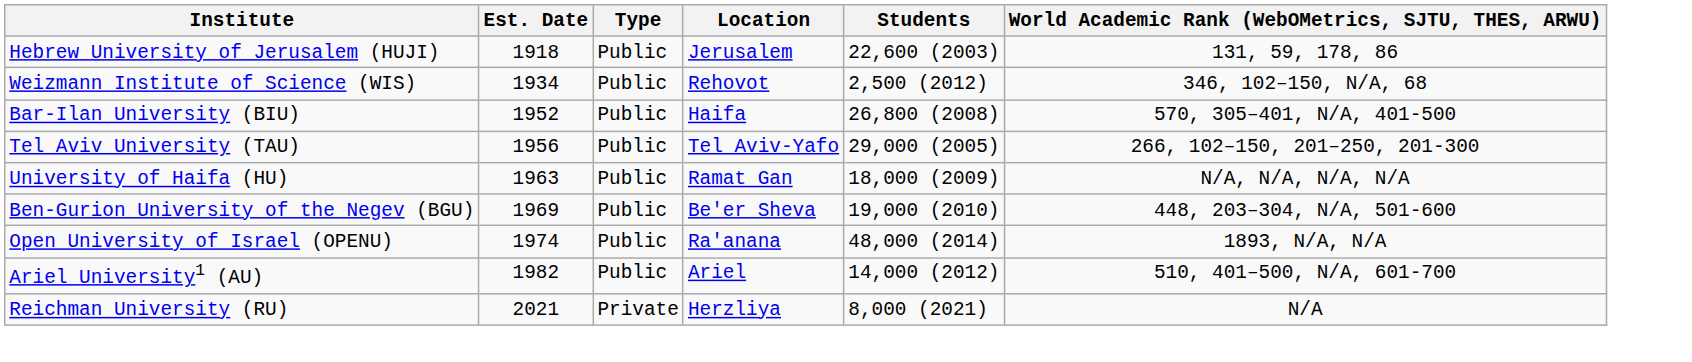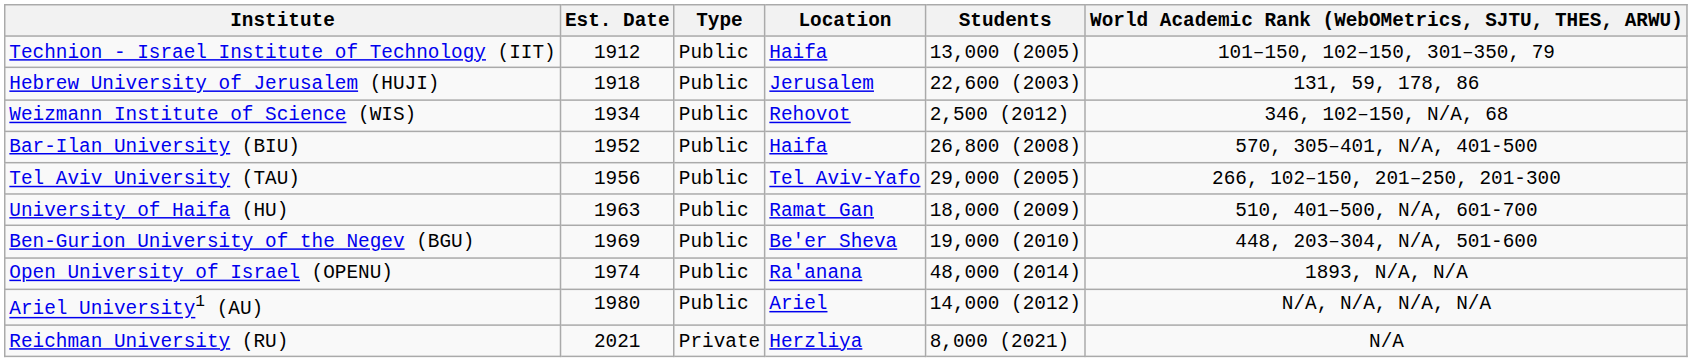+ row: (283, 52)
(1305, 178) N/A, N/A, N/A, N/A -> (1386, 210) 510, 401–500, N/A, 601-700
(536, 273) 1982 -> (617, 305) 1980
(1305, 273) 510, 401–500, N/A, 601-700 -> (1386, 305) N/A, N/A, N/A, N/A
